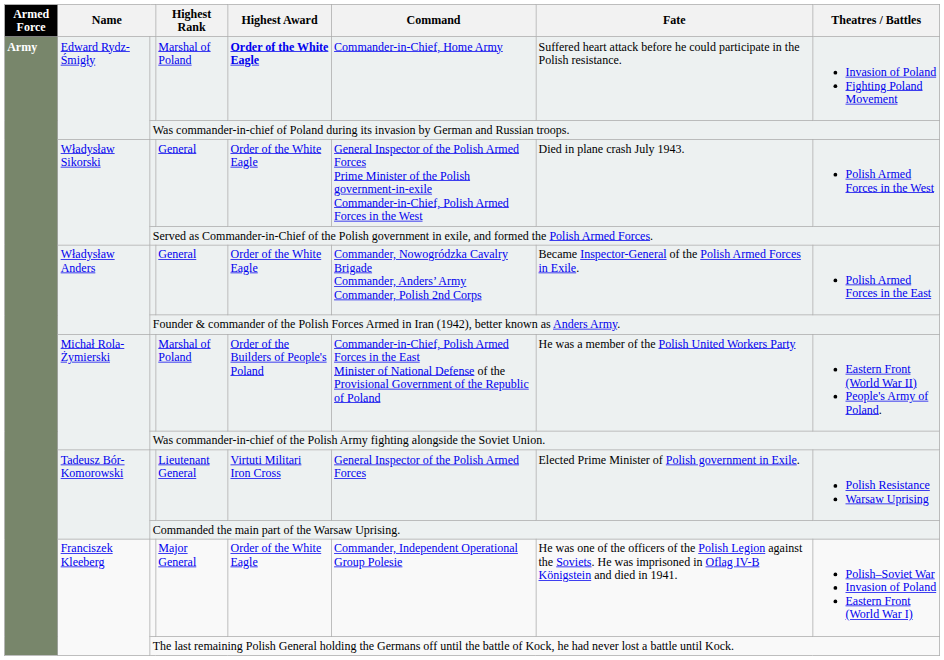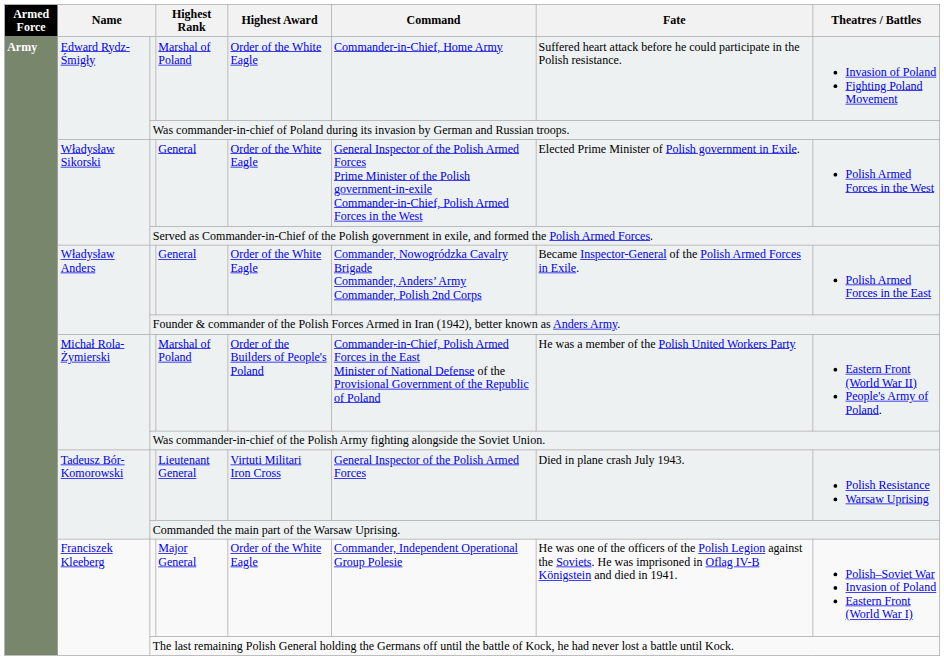(279, 53) bold -> (276, 53) normal
(612, 149) Died in plane crash July 1943. -> (669, 149) Elected Prime Minister of Polish government in Exile.
(669, 459) Elected Prime Minister of Polish government in Exile. -> (612, 459) Died in plane crash July 1943.
